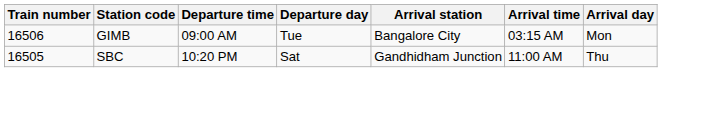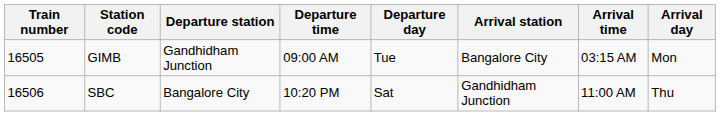+ column: (220, 22)
(26, 35) 16506 -> (26, 57) 16505
(26, 56) 16505 -> (26, 93) 16506
